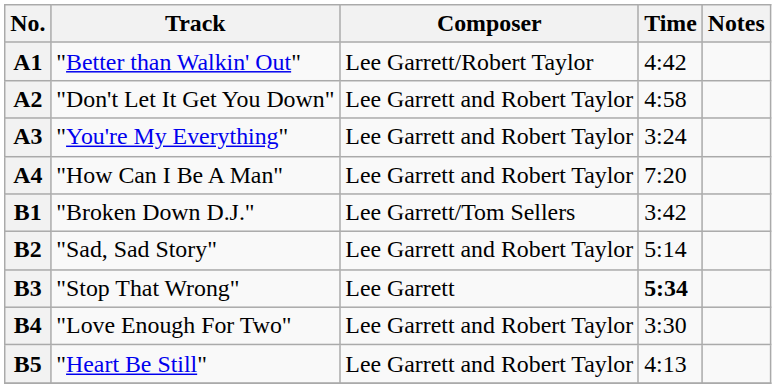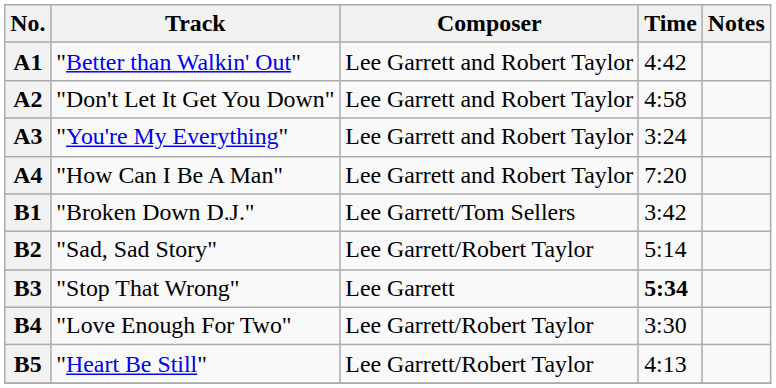(469, 61) Lee Garrett/Robert Taylor -> (489, 61) Lee Garrett and Robert Taylor
(489, 250) Lee Garrett and Robert Taylor -> (469, 250) Lee Garrett/Robert Taylor
(489, 325) Lee Garrett and Robert Taylor -> (469, 325) Lee Garrett/Robert Taylor
(489, 363) Lee Garrett and Robert Taylor -> (469, 363) Lee Garrett/Robert Taylor
